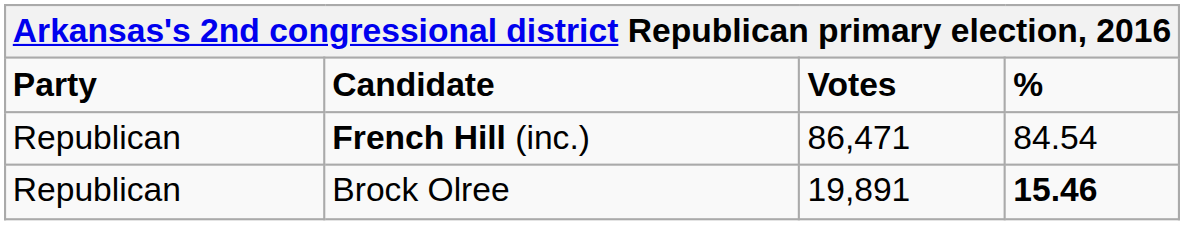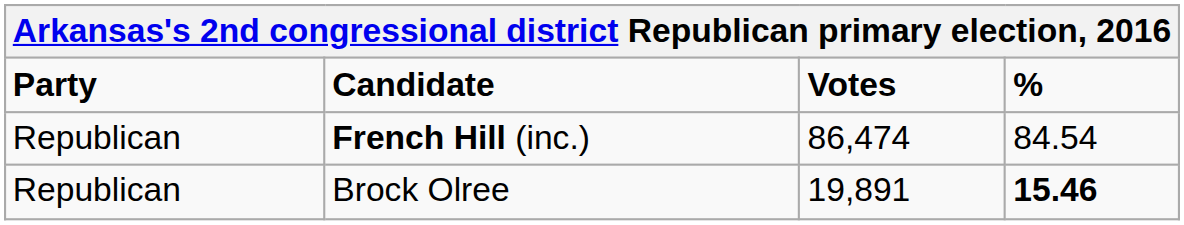(859, 137) 86,471 -> (859, 137) 86,474
